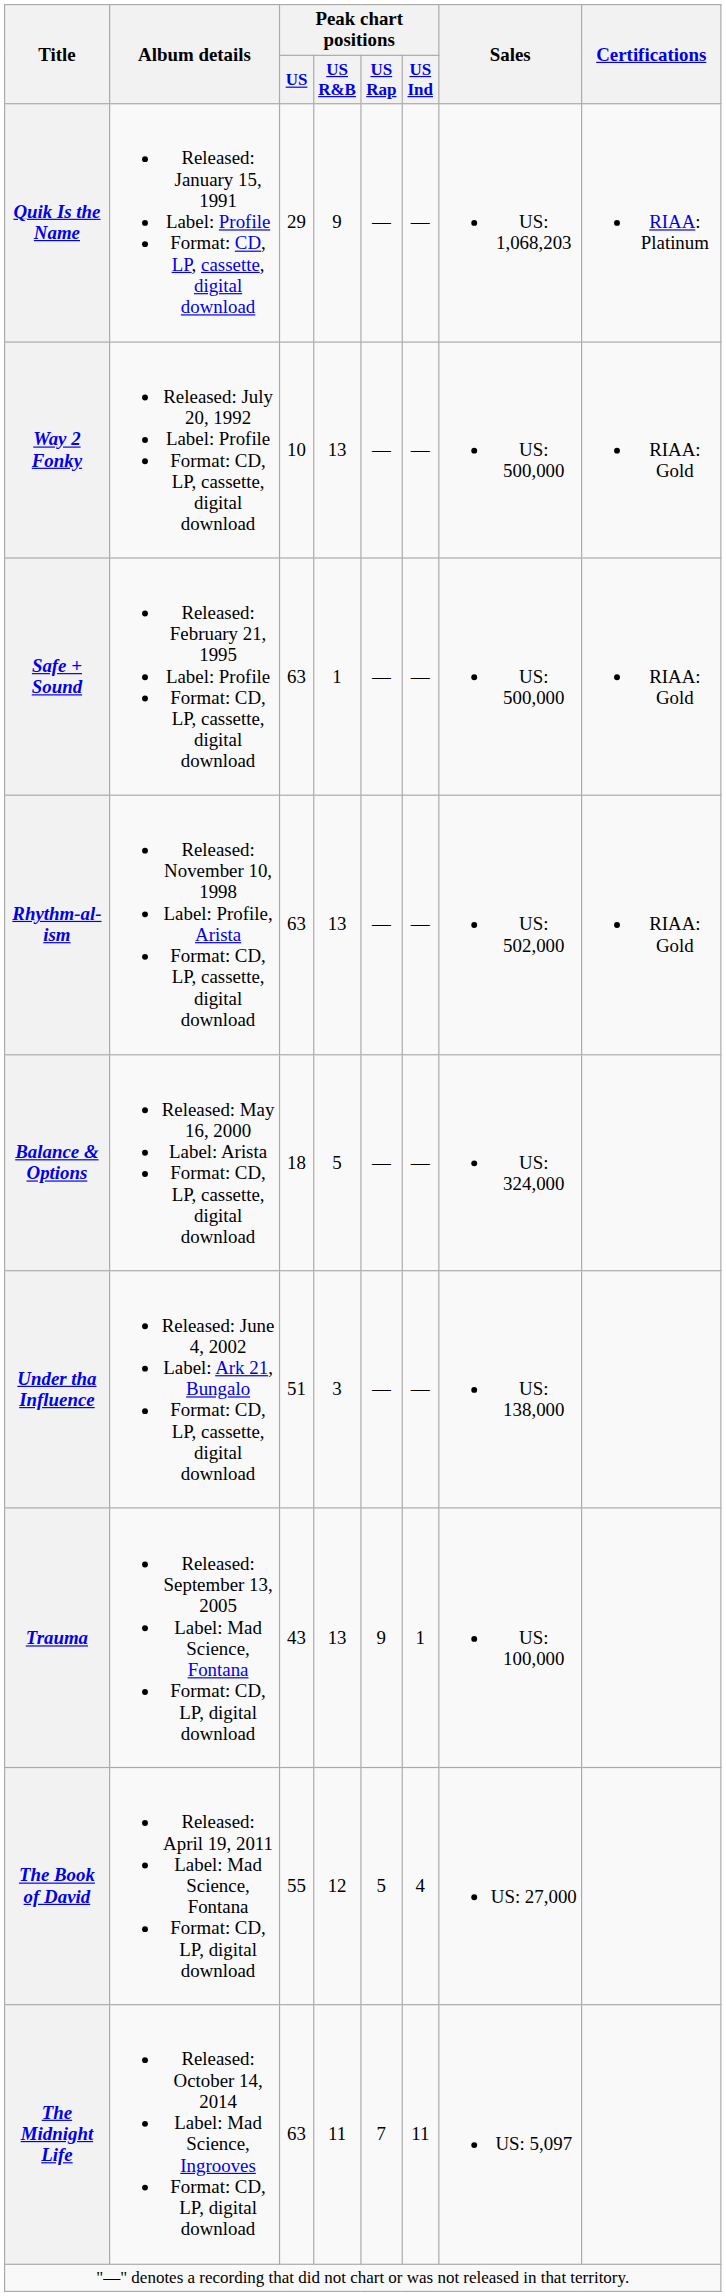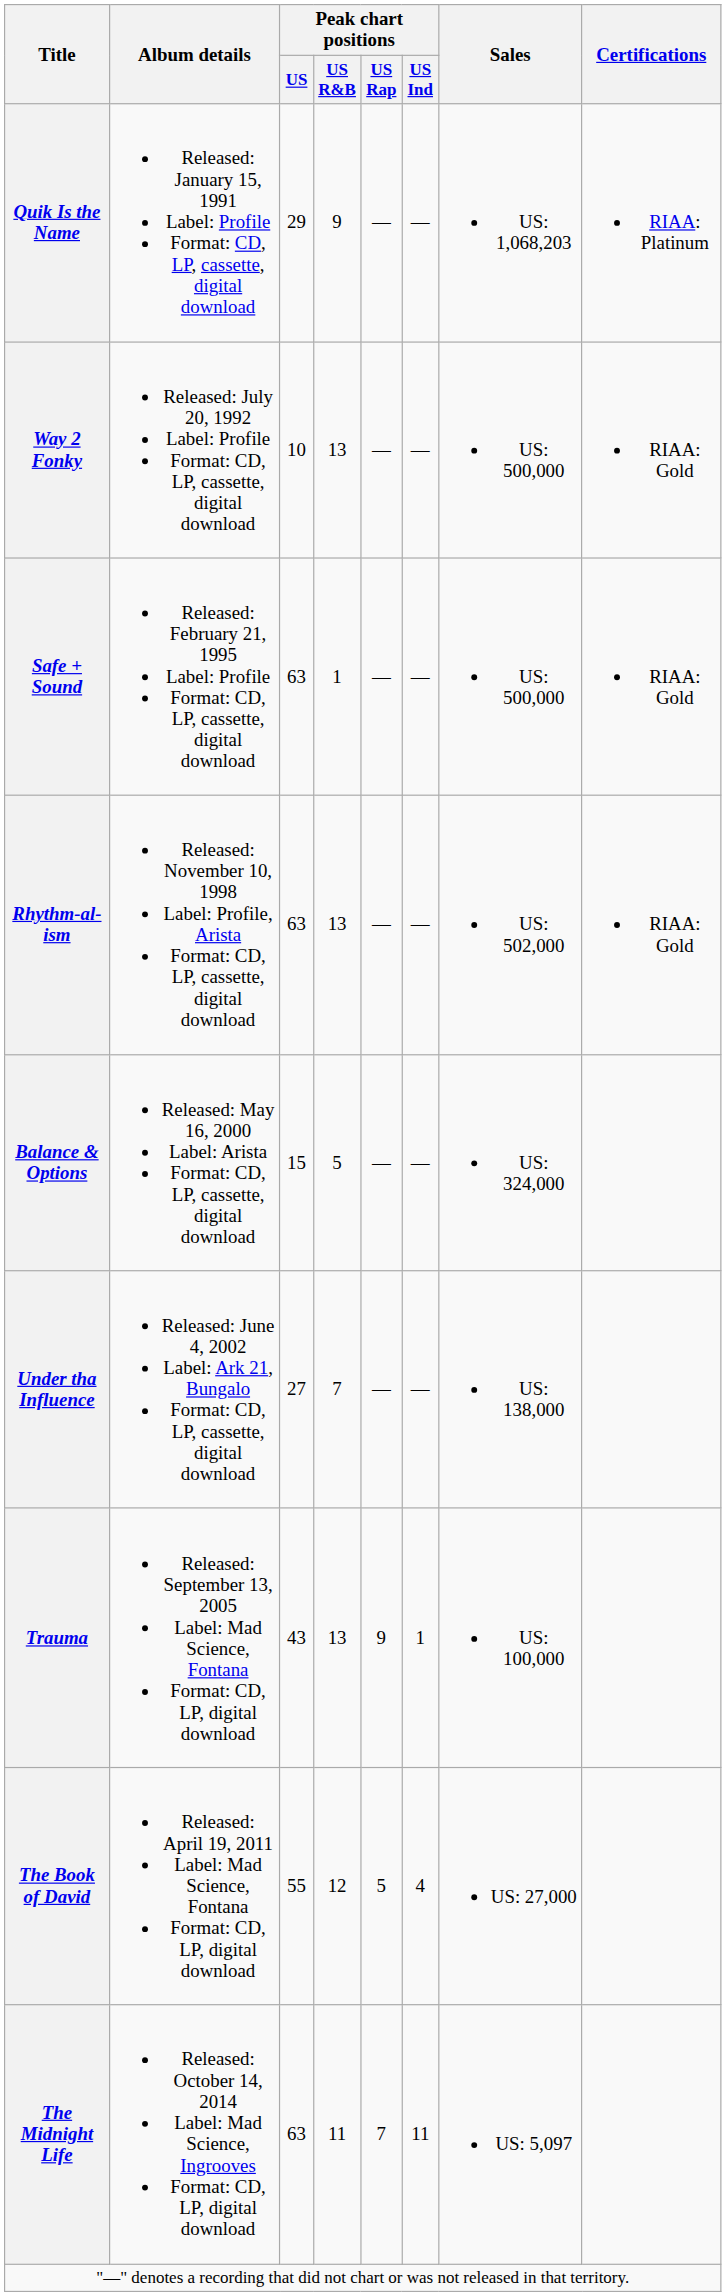(297, 1162) 18 -> (297, 1162) 15
(297, 1389) 51 -> (297, 1389) 27
(337, 1389) 3 -> (337, 1389) 7
